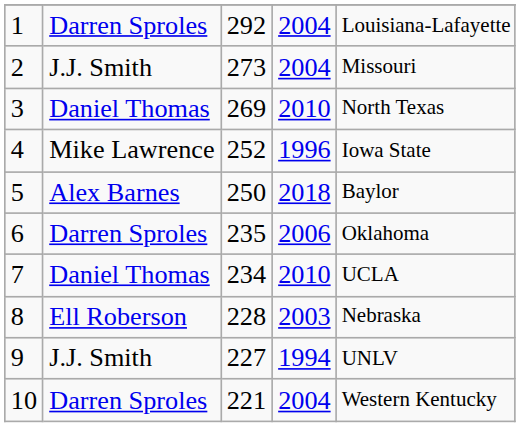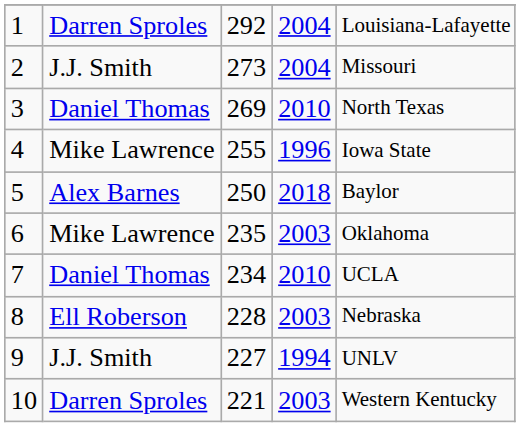(246, 150) 252 -> (246, 150) 255
(128, 233) Darren Sproles -> (132, 233) Mike Lawrence
(304, 233) 2006 -> (304, 233) 2003
(304, 399) 2004 -> (304, 399) 2003
